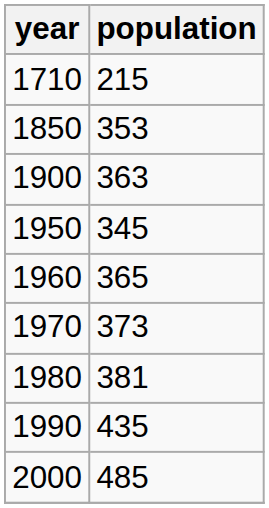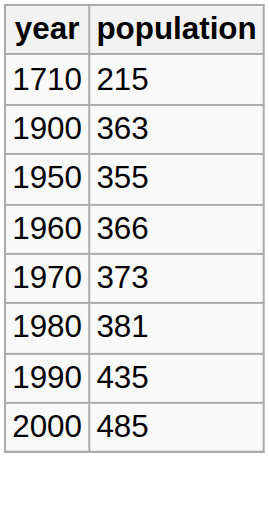- row: (47, 128)
(123, 228) 345 -> (123, 178) 355
(123, 278) 365 -> (123, 228) 366
